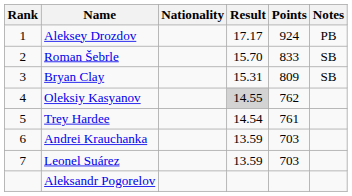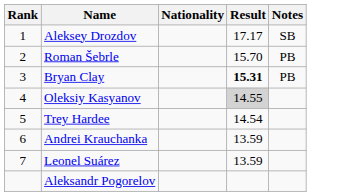- column: (289, 14)
(329, 35) PB -> (287, 35) SB
(329, 56) SB -> (287, 56) PB
(248, 77) normal -> (248, 77) bold
(329, 77) SB -> (287, 77) PB
